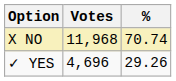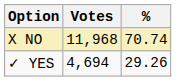(88, 63) 4,696 -> (88, 63) 4,694
